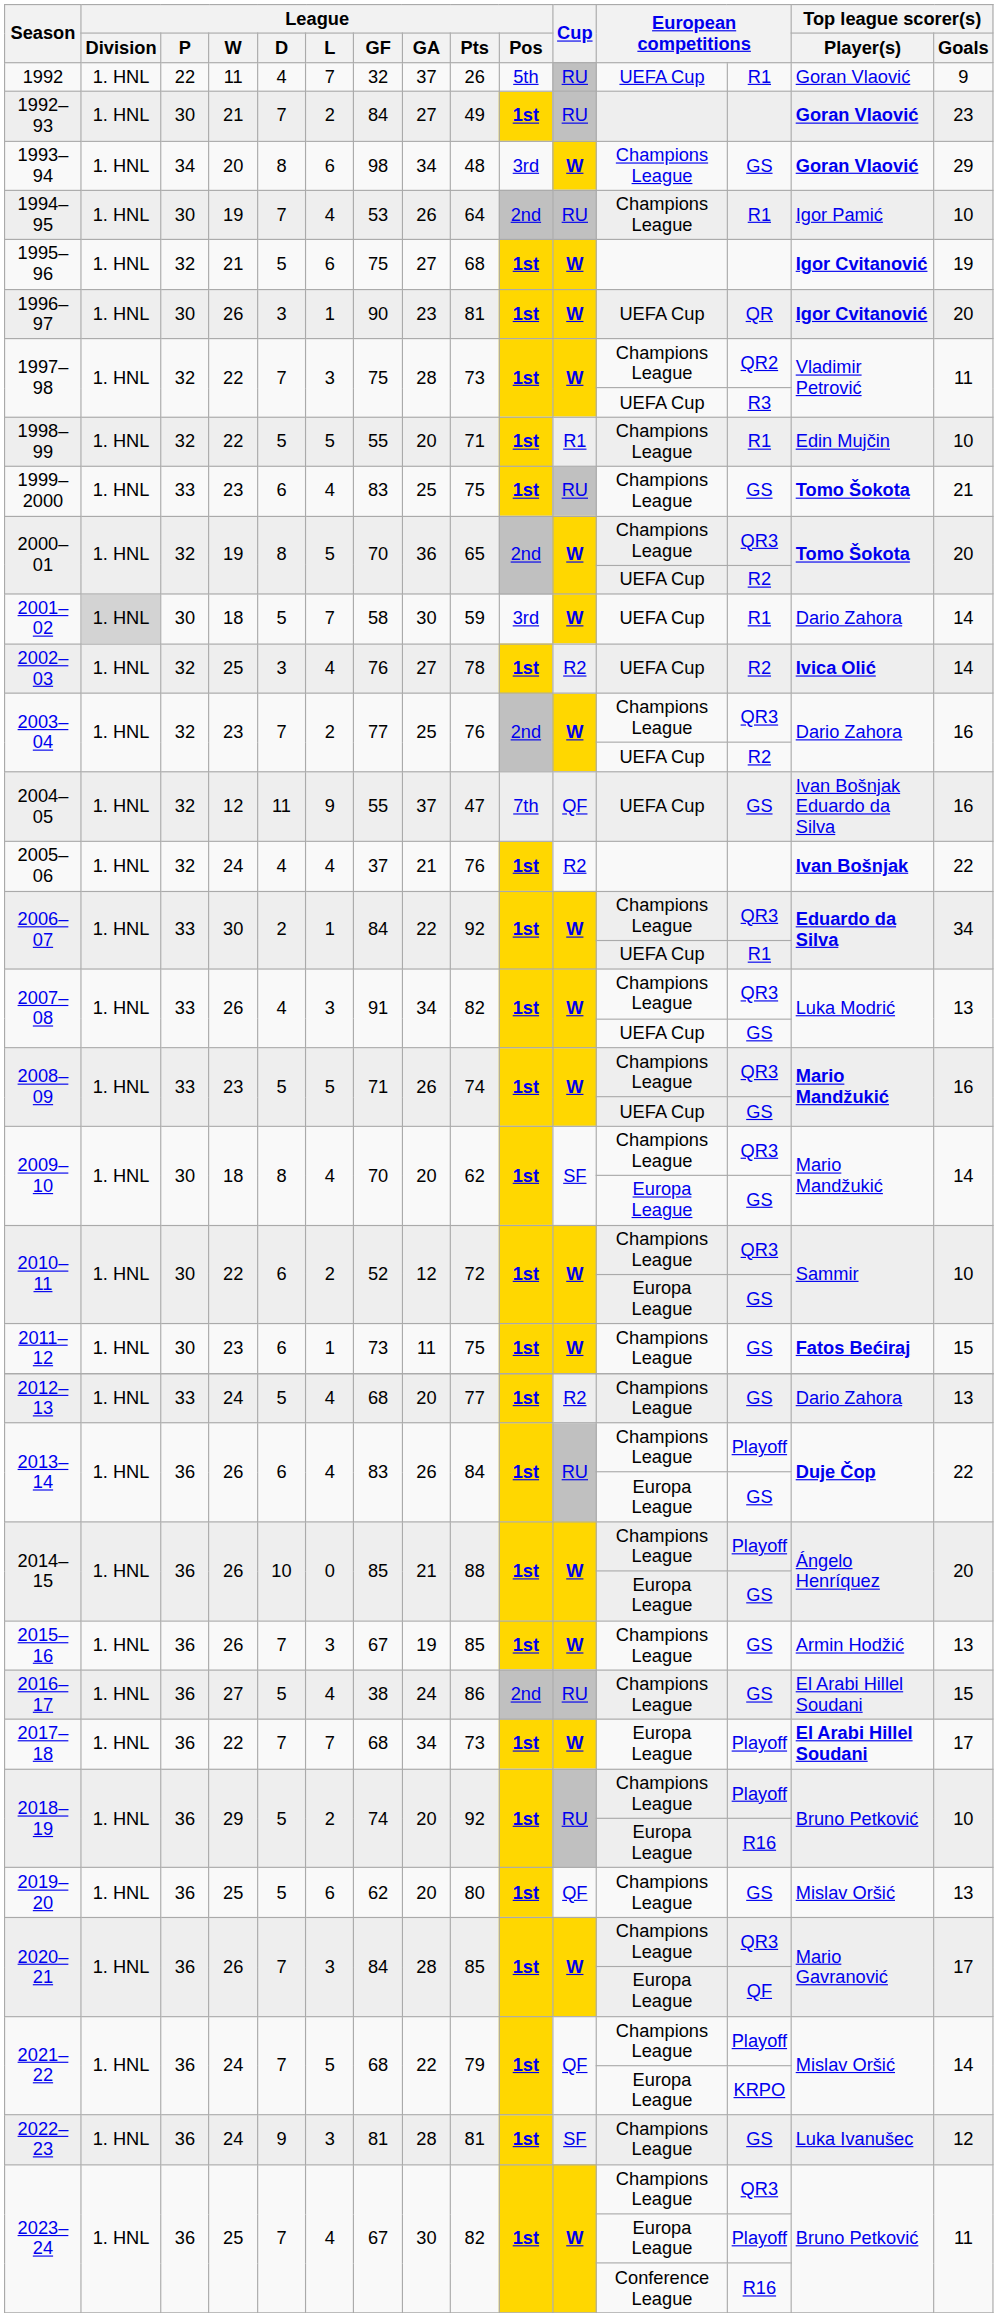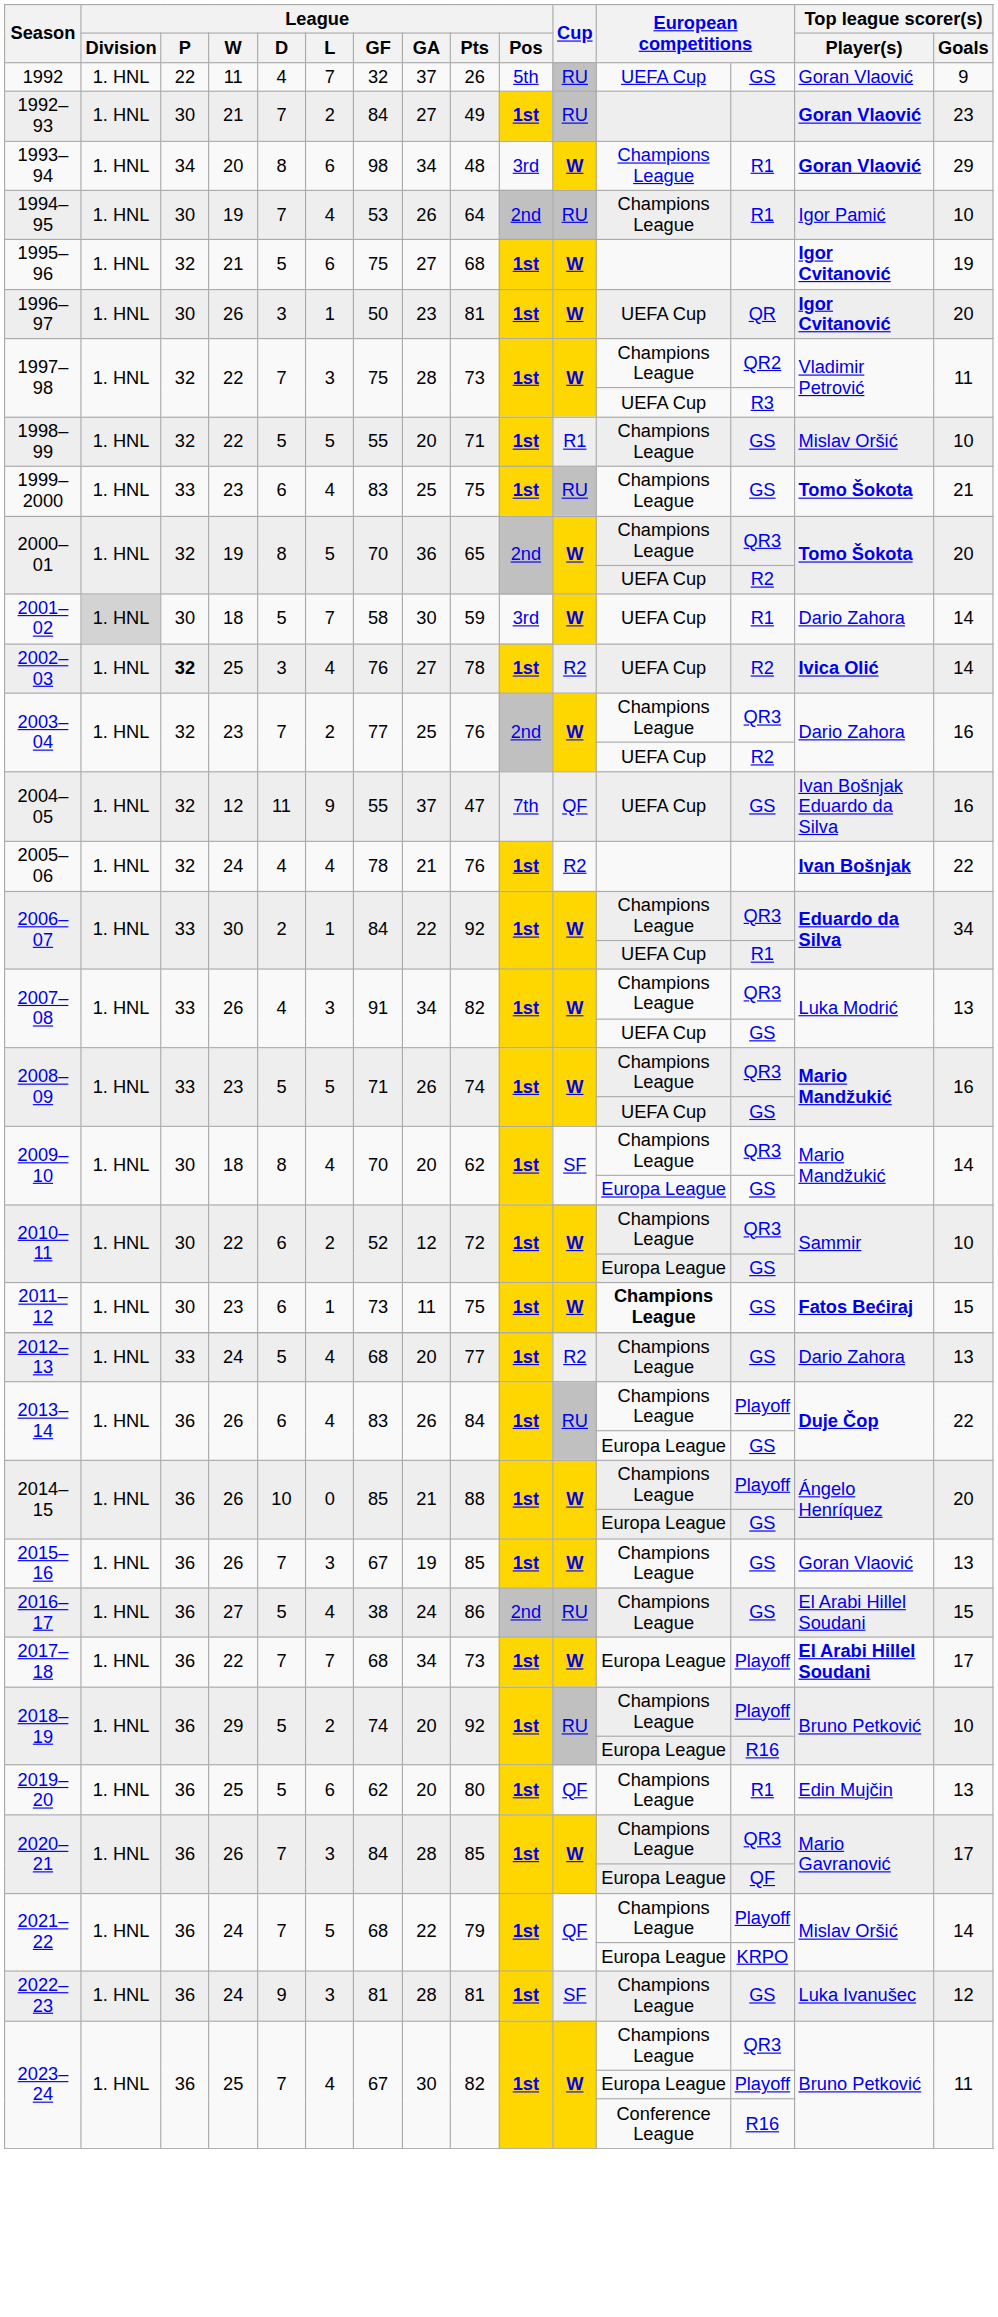(759, 76) R1 -> (762, 76) GS
(759, 165) GS -> (762, 165) R1
(378, 313) 90 -> (378, 313) 50
(759, 441) R1 -> (762, 441) GS
(843, 441) Edin Mujčin -> (848, 441) Mislav Oršić
(185, 668) normal -> (185, 668) bold
(378, 866) 37 -> (378, 866) 78
(662, 1348) normal -> (664, 1307) bold
(850, 1645) Armin Hodžić -> (856, 1563) Goran Vlaović
(759, 1892) GS -> (762, 1789) R1
(845, 1892) Mislav Oršić -> (846, 1789) Edin Mujčin
